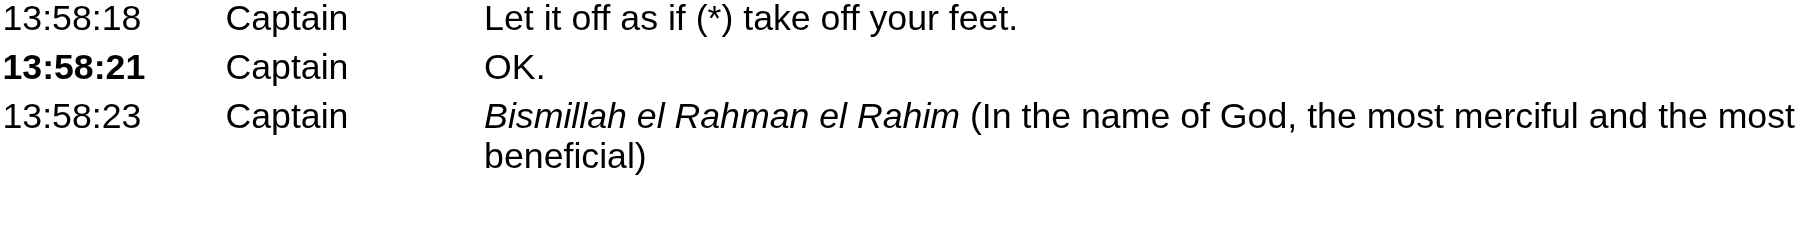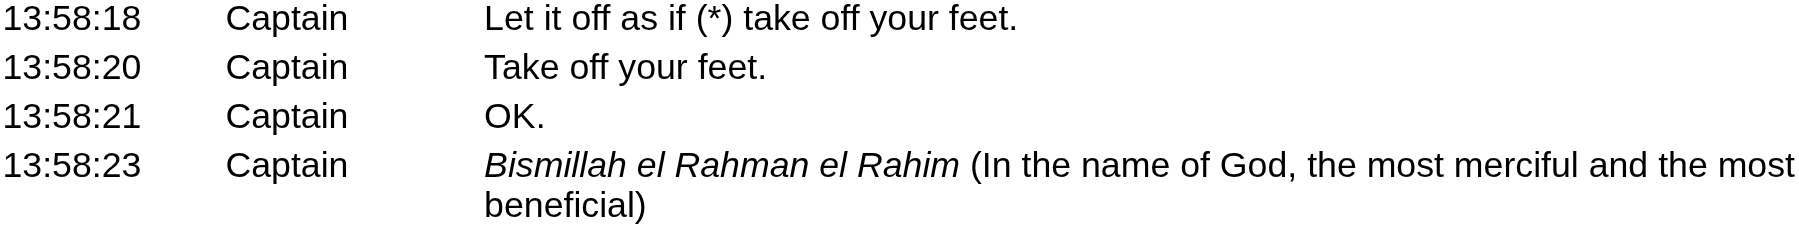+ row: (626, 67)
(74, 67) bold -> (72, 116) normal
